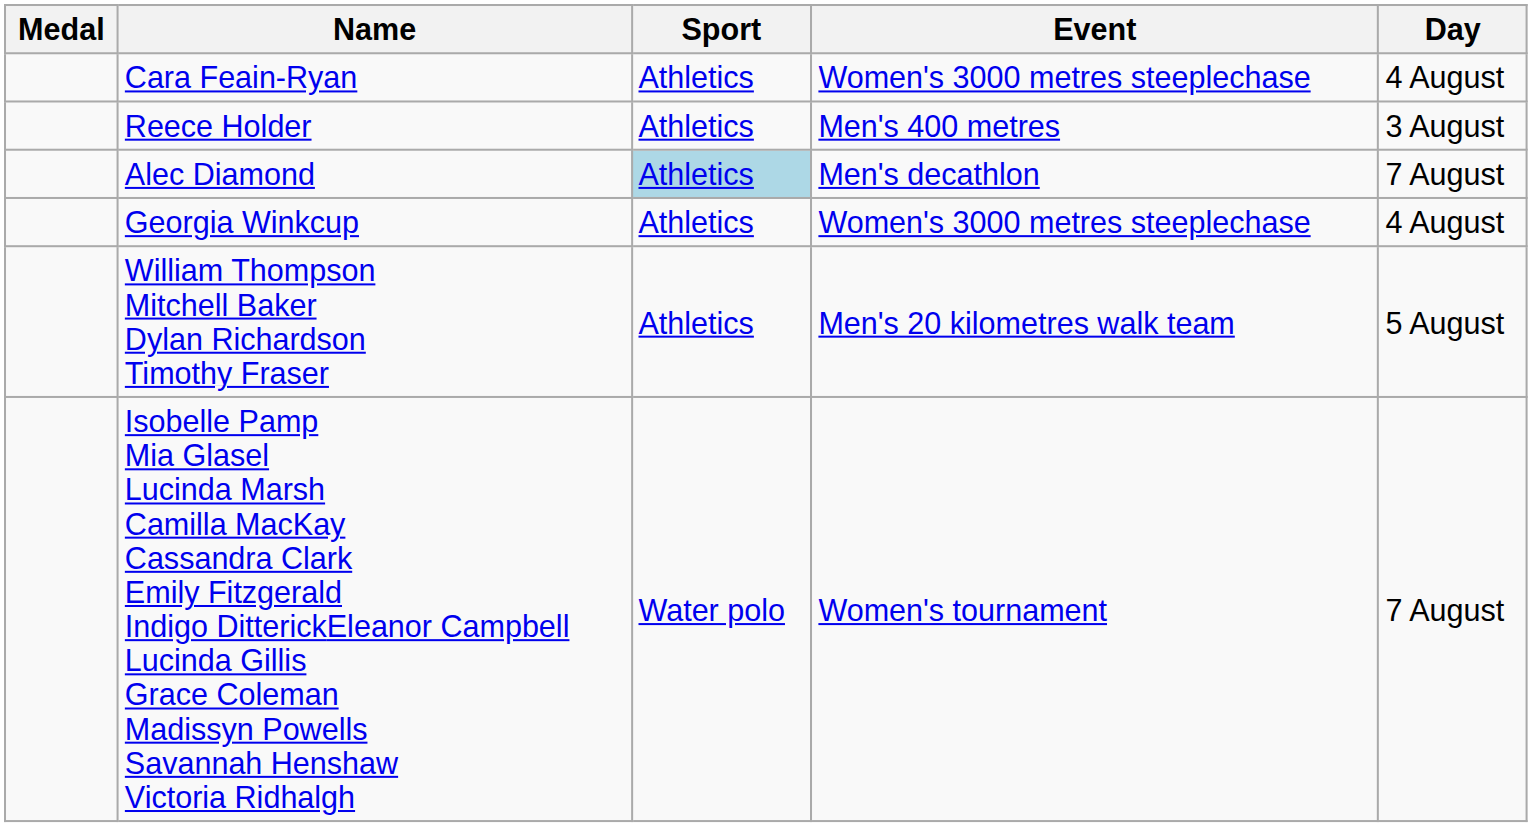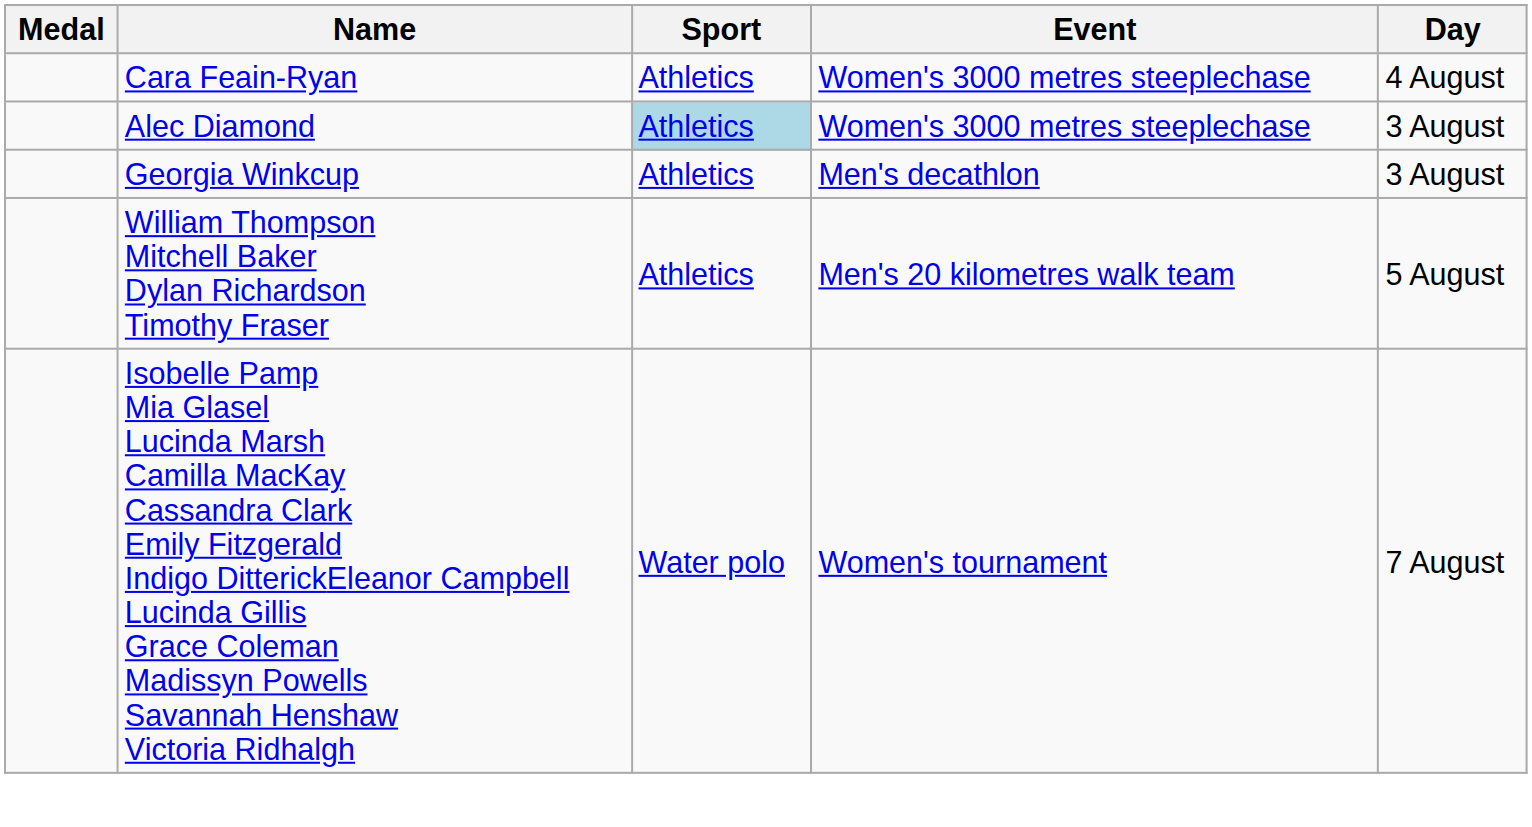- row: (218, 126)
(929, 174) Men's decathlon -> (1065, 126) Women's 3000 metres steeplechase
(1445, 174) 7 August -> (1445, 126) 3 August
(1065, 223) Women's 3000 metres steeplechase -> (929, 174) Men's decathlon
(1445, 223) 4 August -> (1445, 174) 3 August
